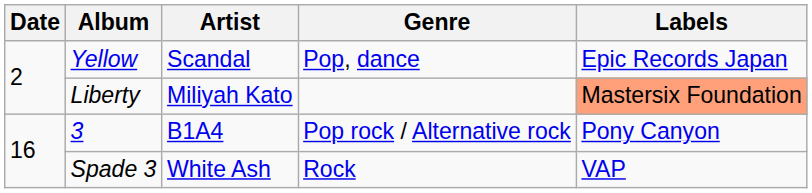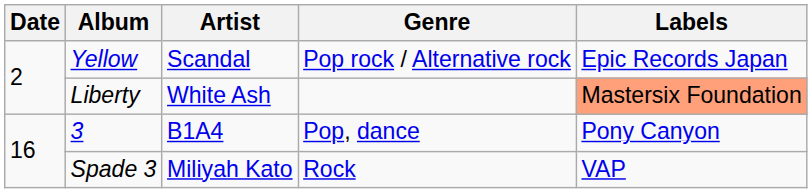(361, 59) Pop, dance -> (437, 59) Pop rock / Alternative rock
(230, 95) Miliyah Kato -> (219, 95) White Ash
(437, 132) Pop rock / Alternative rock -> (361, 132) Pop, dance
(219, 168) White Ash -> (230, 168) Miliyah Kato
